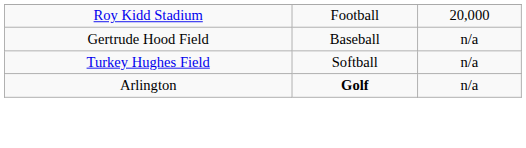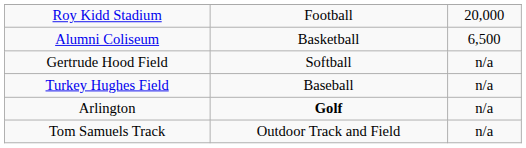+ row: (107, 39)
(355, 39) Baseball -> (329, 62) Softball
(355, 62) Softball -> (329, 85) Baseball
+ row: (107, 131)
